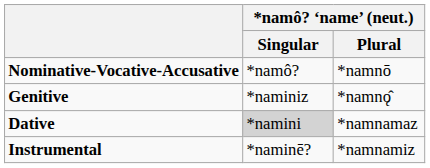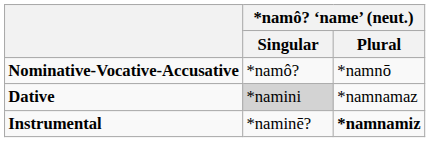- row: (38, 96)
(376, 149) normal -> (379, 123) bold
